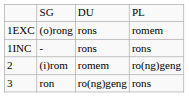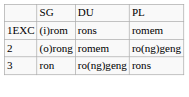(56, 30) (o)rong -> (54, 30) (i)rom
- row: (19, 48)
(54, 65) (i)rom -> (56, 48) (o)rong
